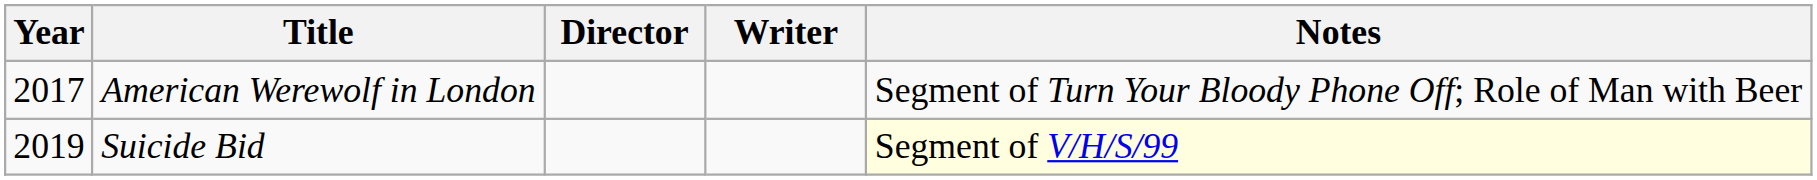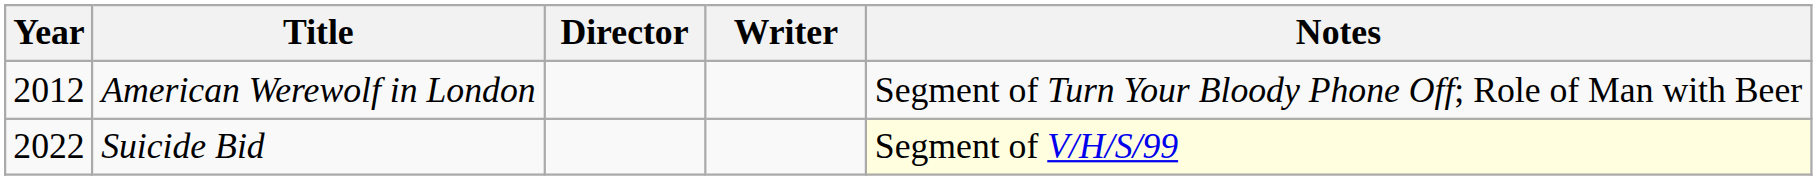(49, 89) 2017 -> (49, 89) 2012
(49, 145) 2019 -> (49, 145) 2022
